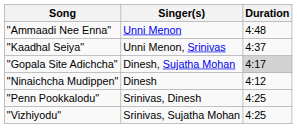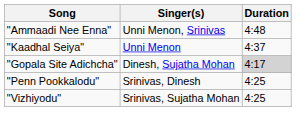(152, 30) Unni Menon -> (174, 30) Unni Menon, Srinivas
(174, 47) Unni Menon, Srinivas -> (152, 47) Unni Menon
- row: (63, 81)
